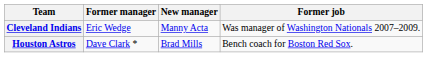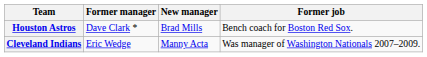rows swapped: (44, 28) <-> (44, 44)
